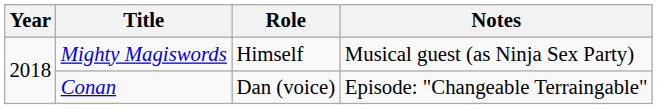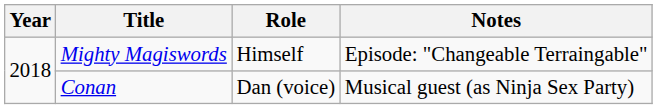(489, 53) Musical guest (as Ninja Sex Party) -> (496, 53) Episode: "Changeable Terraingable"
(496, 86) Episode: "Changeable Terraingable" -> (489, 86) Musical guest (as Ninja Sex Party)
